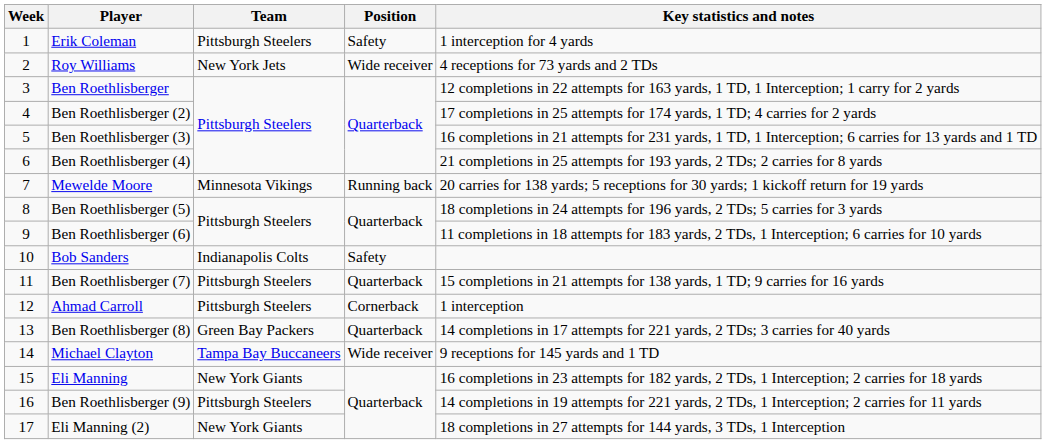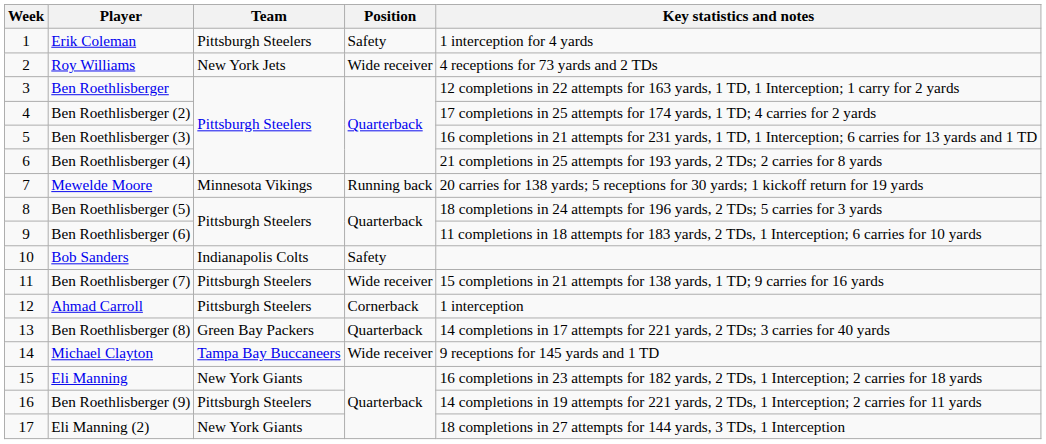(385, 281) Quarterback -> (390, 281) Wide receiver
